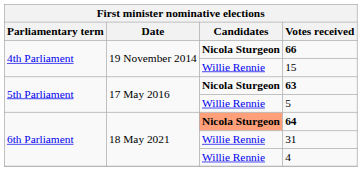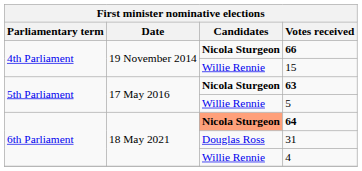(233, 139) Willie Rennie -> (233, 139) Douglas Ross
